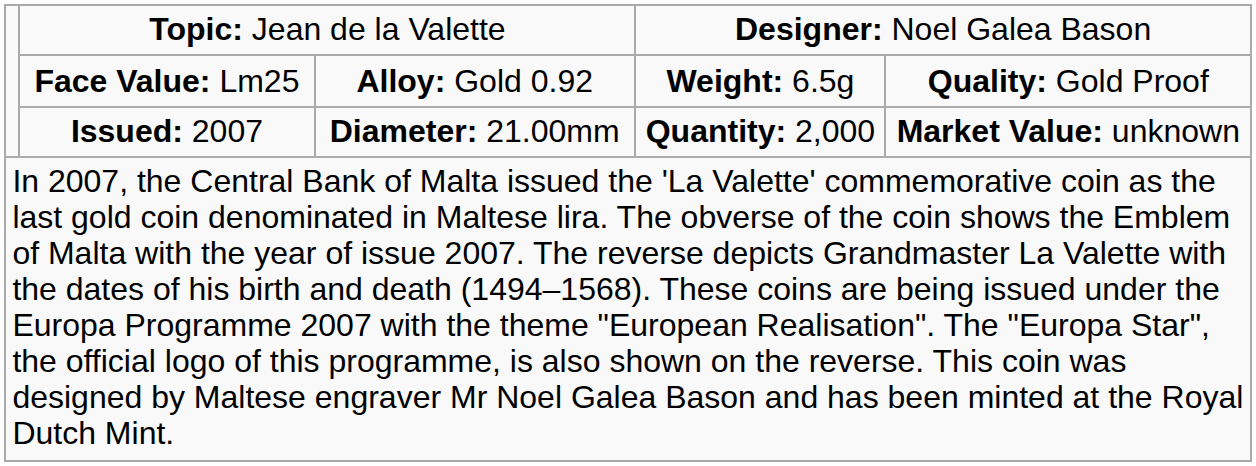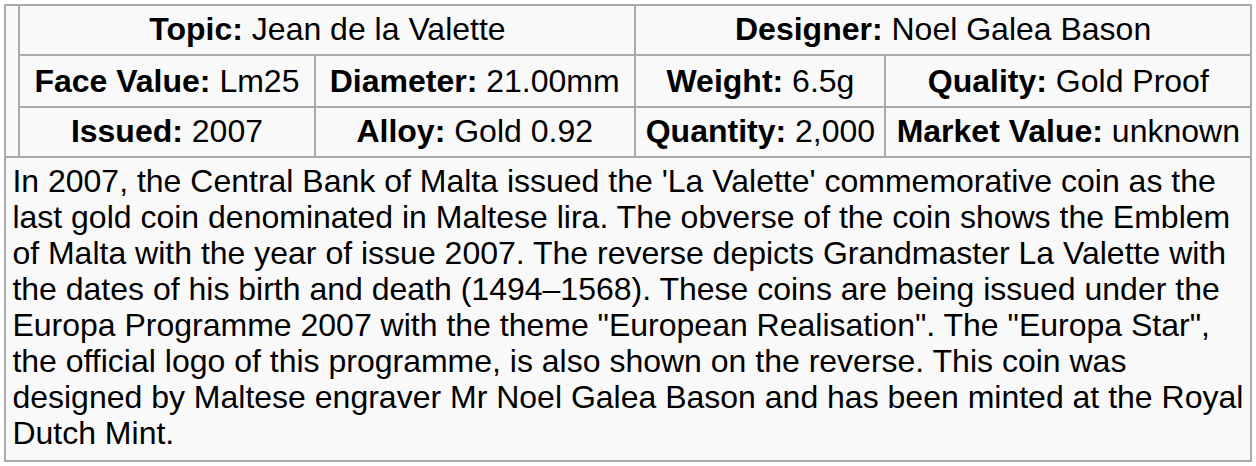(475, 80) Alloy: Gold 0.92 -> (475, 80) Diameter: 21.00mm
(475, 131) Diameter: 21.00mm -> (475, 131) Alloy: Gold 0.92
